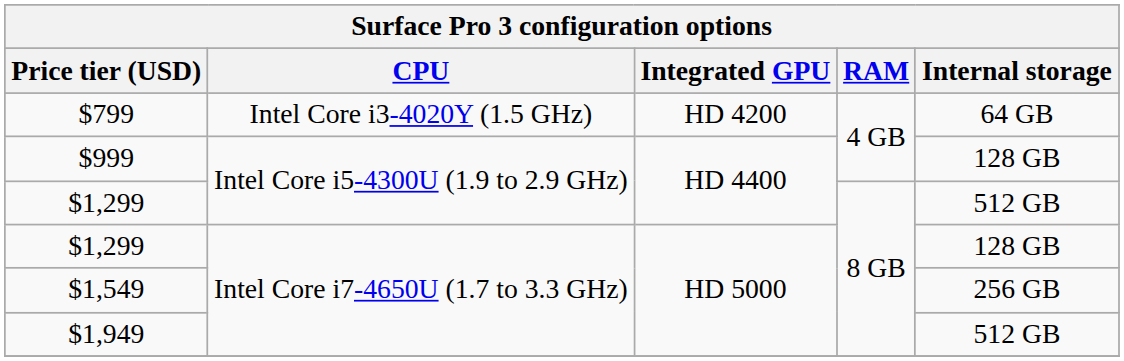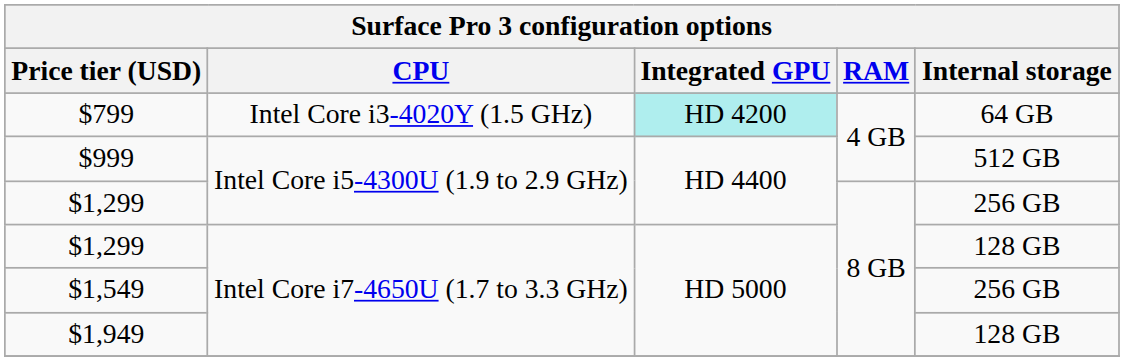(735, 114) no background -> (735, 114) paleturquoise background
(1017, 158) 128 GB -> (1017, 158) 512 GB
(1017, 202) 512 GB -> (1017, 202) 256 GB
(1017, 333) 512 GB -> (1017, 333) 128 GB
